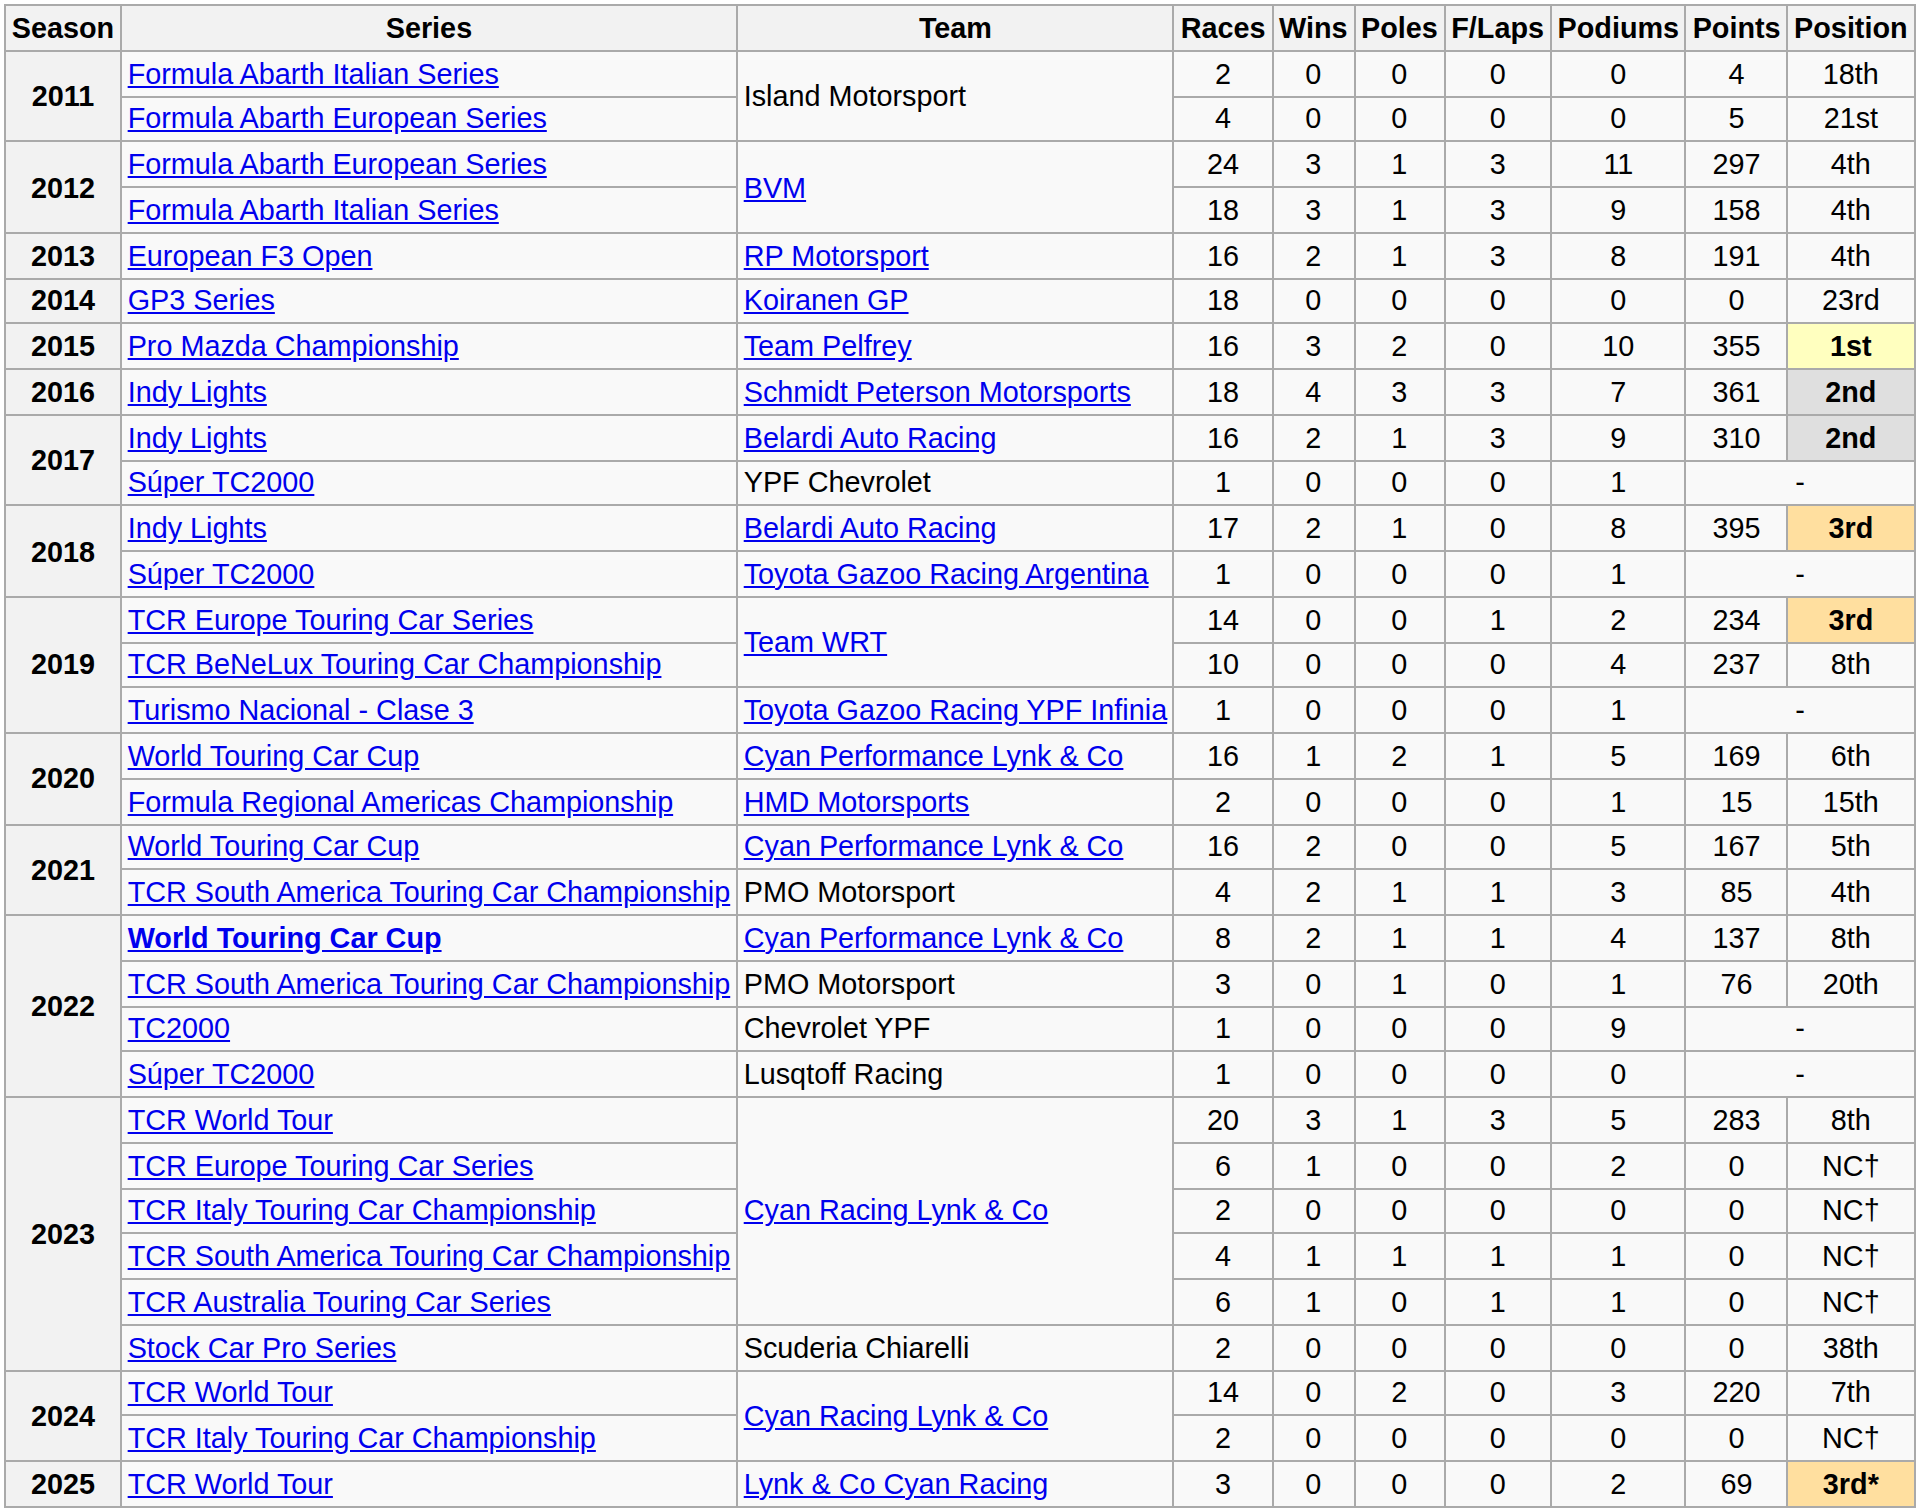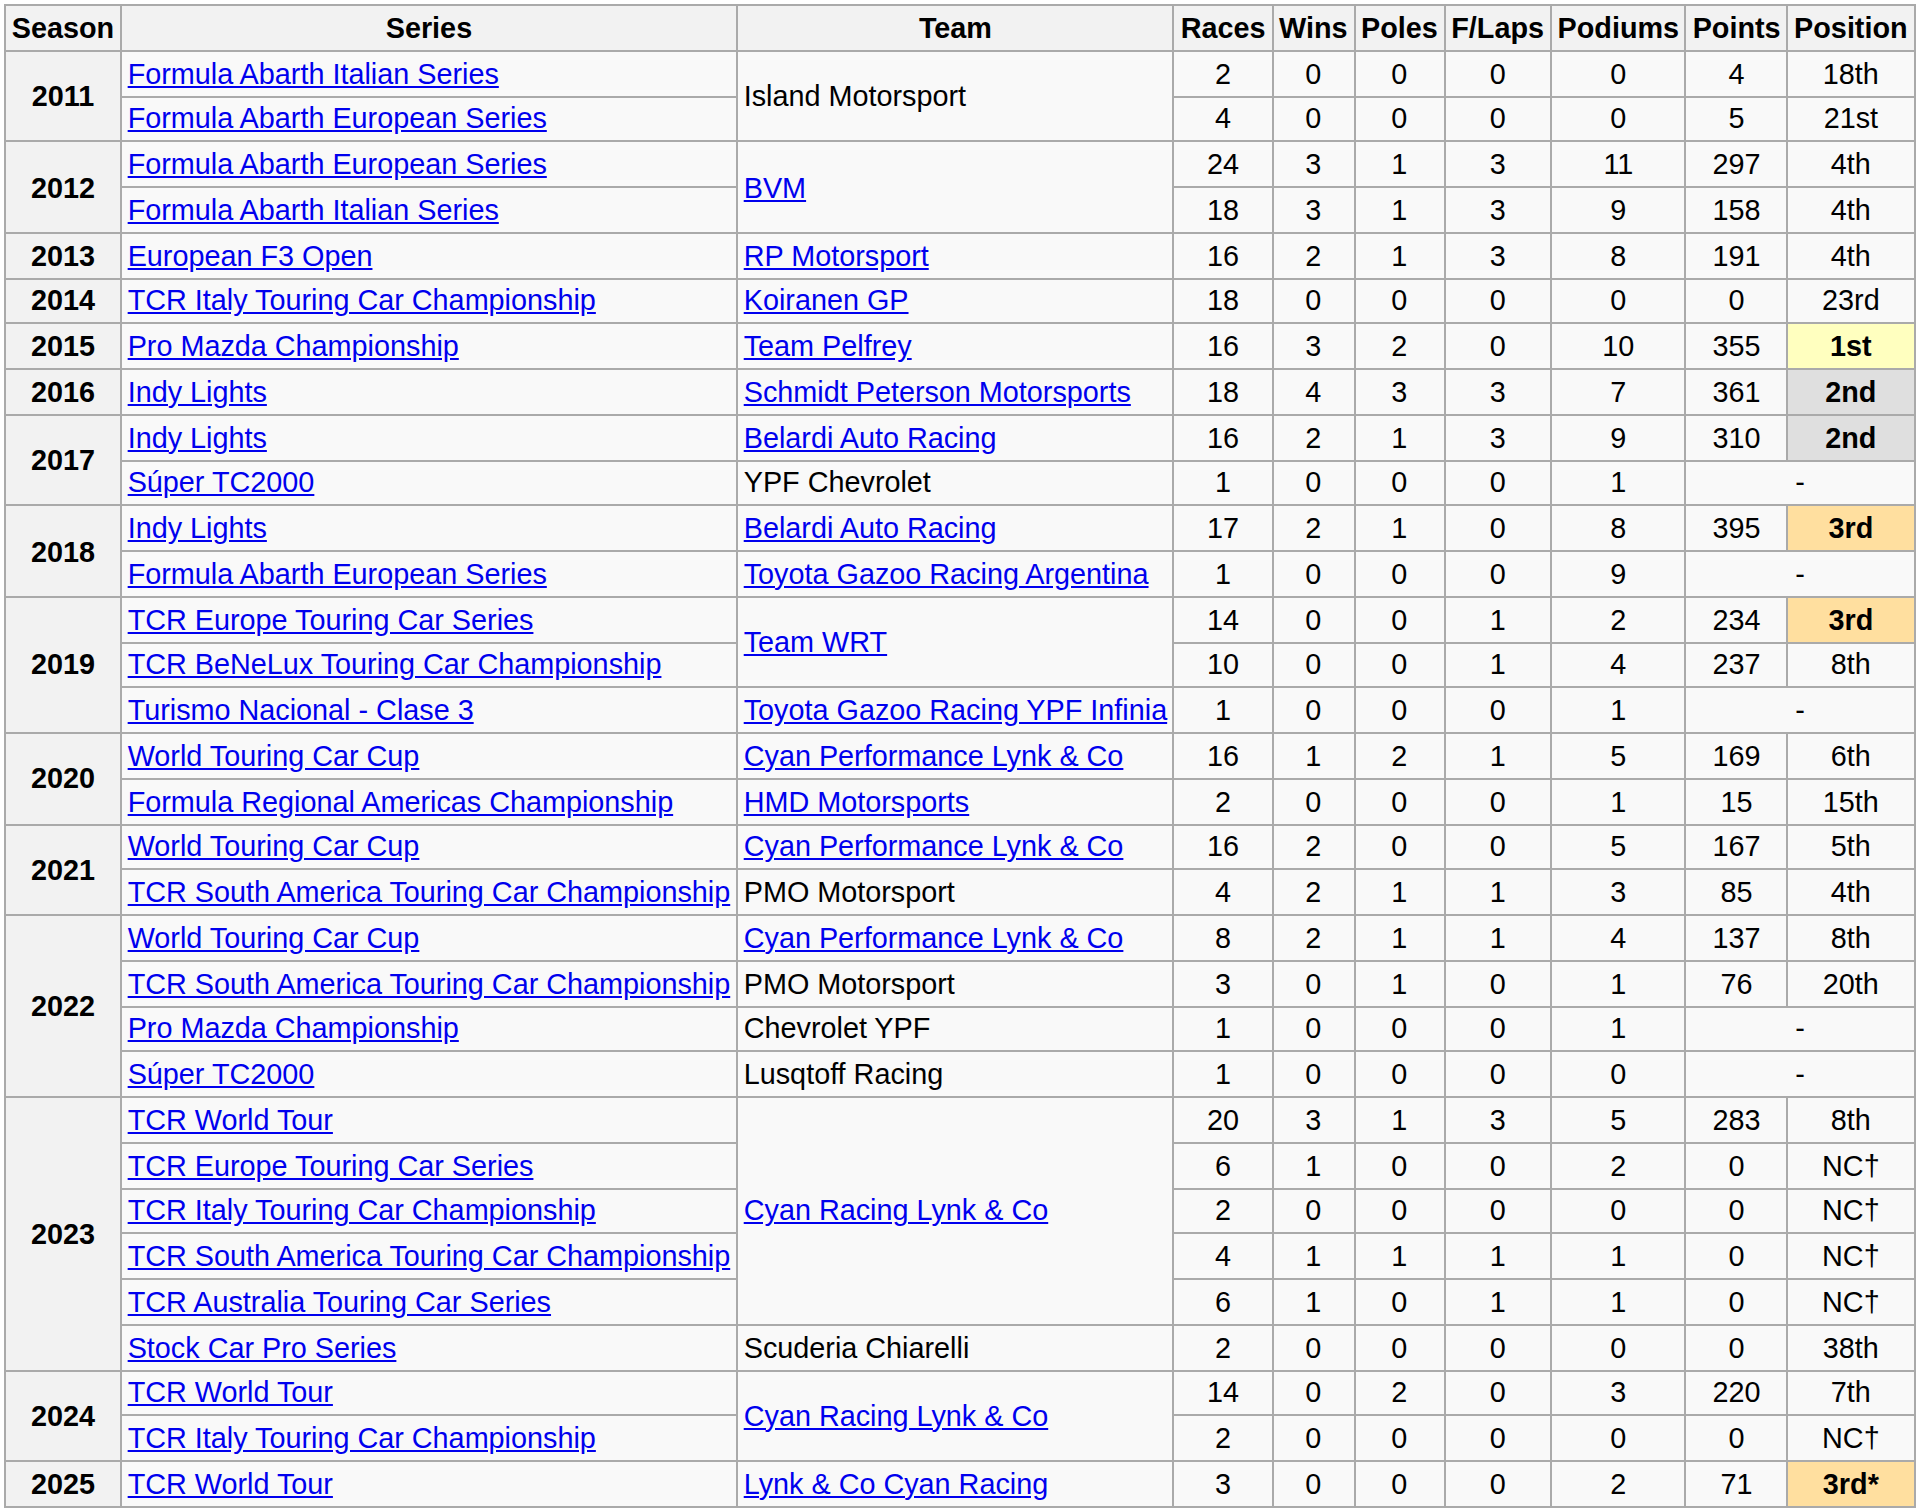(201, 301) GP3 Series -> (362, 301) TCR Italy Touring Car Championship
(221, 574) Súper TC2000 -> (337, 574) Formula Abarth European Series
(1618, 574) 1 -> (1618, 574) 9
(1498, 665) 0 -> (1498, 665) 1
(285, 938) bold -> (274, 938) normal
(179, 1029) TC2000 -> (293, 1029) Pro Mazda Championship
(1618, 1029) 9 -> (1618, 1029) 1
(1737, 1484) 69 -> (1737, 1484) 71
